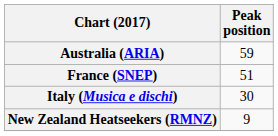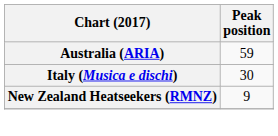- row: (112, 75)
